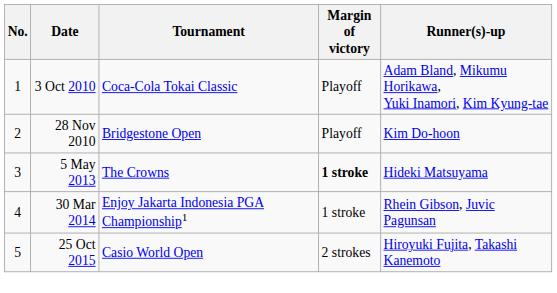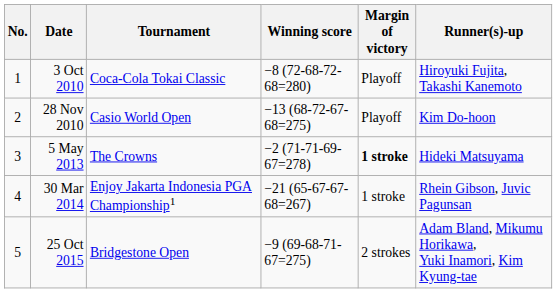+ column: (310, 32)
(466, 87) Adam Bland, Mikumu Horikawa, Yuki Inamori, Kim Kyung-tae -> (471, 79) Hiroyuki Fujita, Takashi Kanemoto
(152, 133) Bridgestone Open -> (140, 117) Casio World Open
(153, 253) Casio World Open -> (139, 253) Bridgestone Open
(450, 253) Hiroyuki Fujita, Takashi Kanemoto -> (481, 253) Adam Bland, Mikumu Horikawa, Yuki Inamori, Kim Kyung-tae
